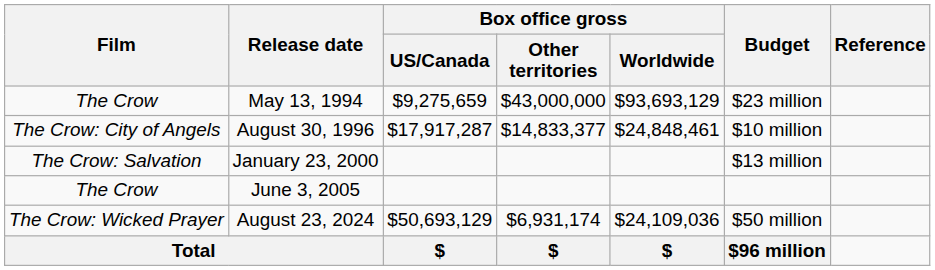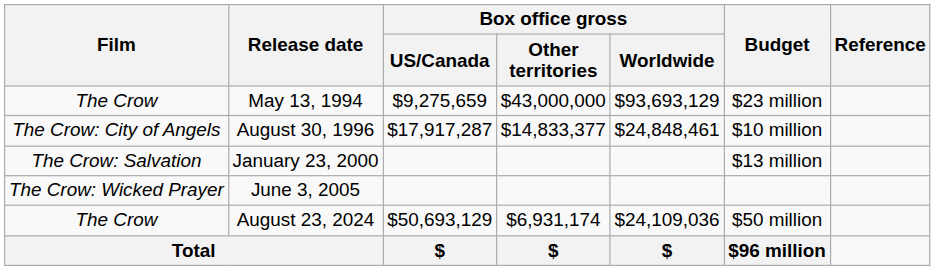(116, 190) The Crow -> (116, 190) The Crow: Wicked Prayer
(116, 220) The Crow: Wicked Prayer -> (116, 220) The Crow
